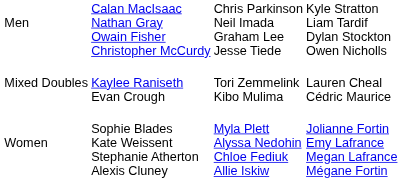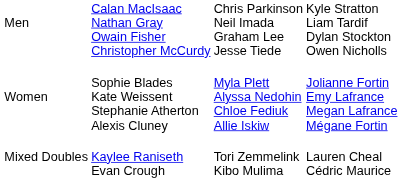rows swapped: (26, 143) <-> (46, 83)
